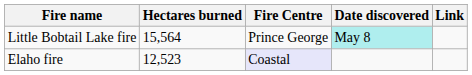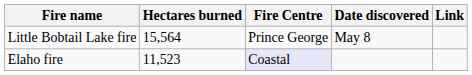(352, 37) paleturquoise background -> (352, 37) no background
(162, 59) 12,523 -> (162, 59) 11,523
